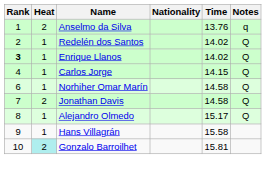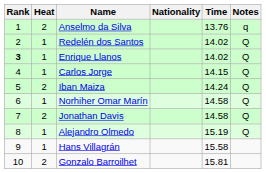+ row: (82, 87)
(216, 116) 15.17 -> (216, 131) 15.19
(44, 146) paleturquoise background -> (44, 161) no background
